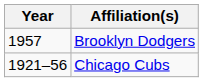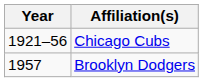rows swapped: (122, 64) <-> (135, 40)
